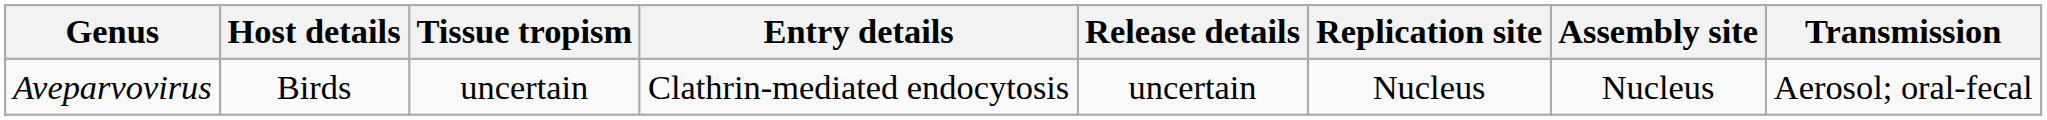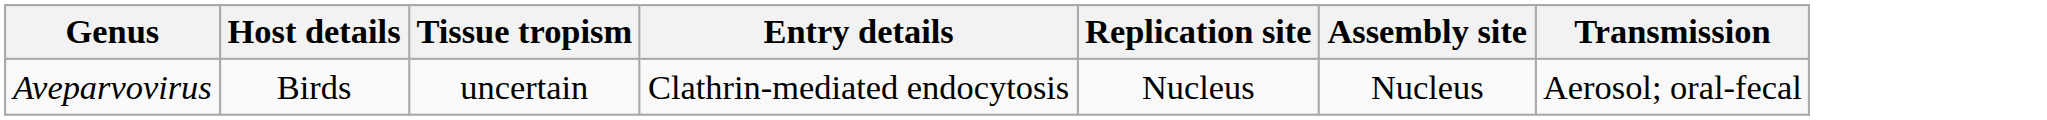- column: (1193, 31)
